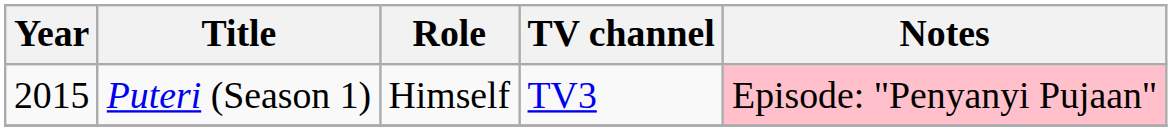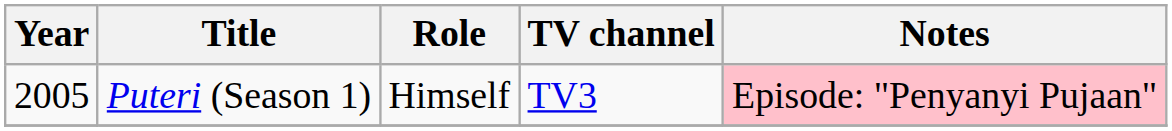(52, 94) 2015 -> (52, 94) 2005
